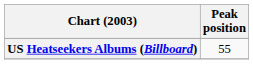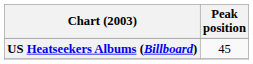(225, 48) 55 -> (225, 48) 45
